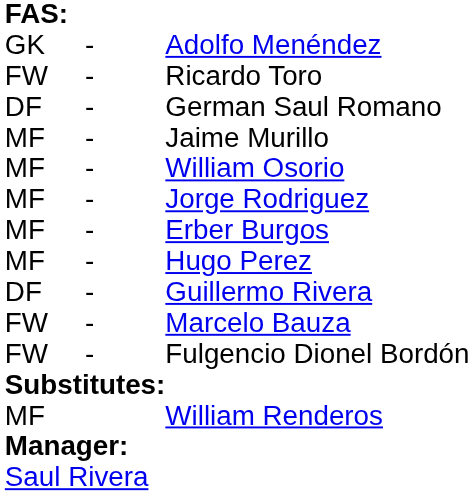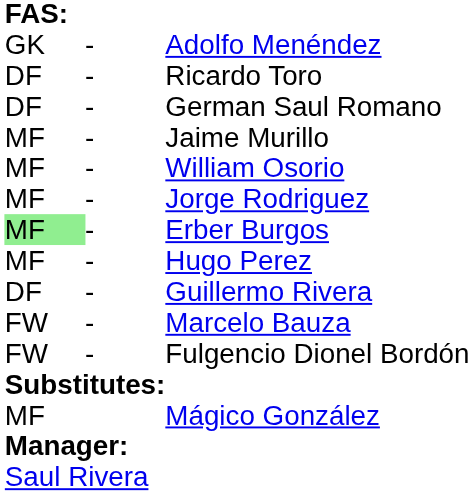(26, 75) FW -> (23, 75) DF
(25, 230) no background -> (25, 230) lightgreen background
- row: (274, 415)
+ row: (273, 415)
